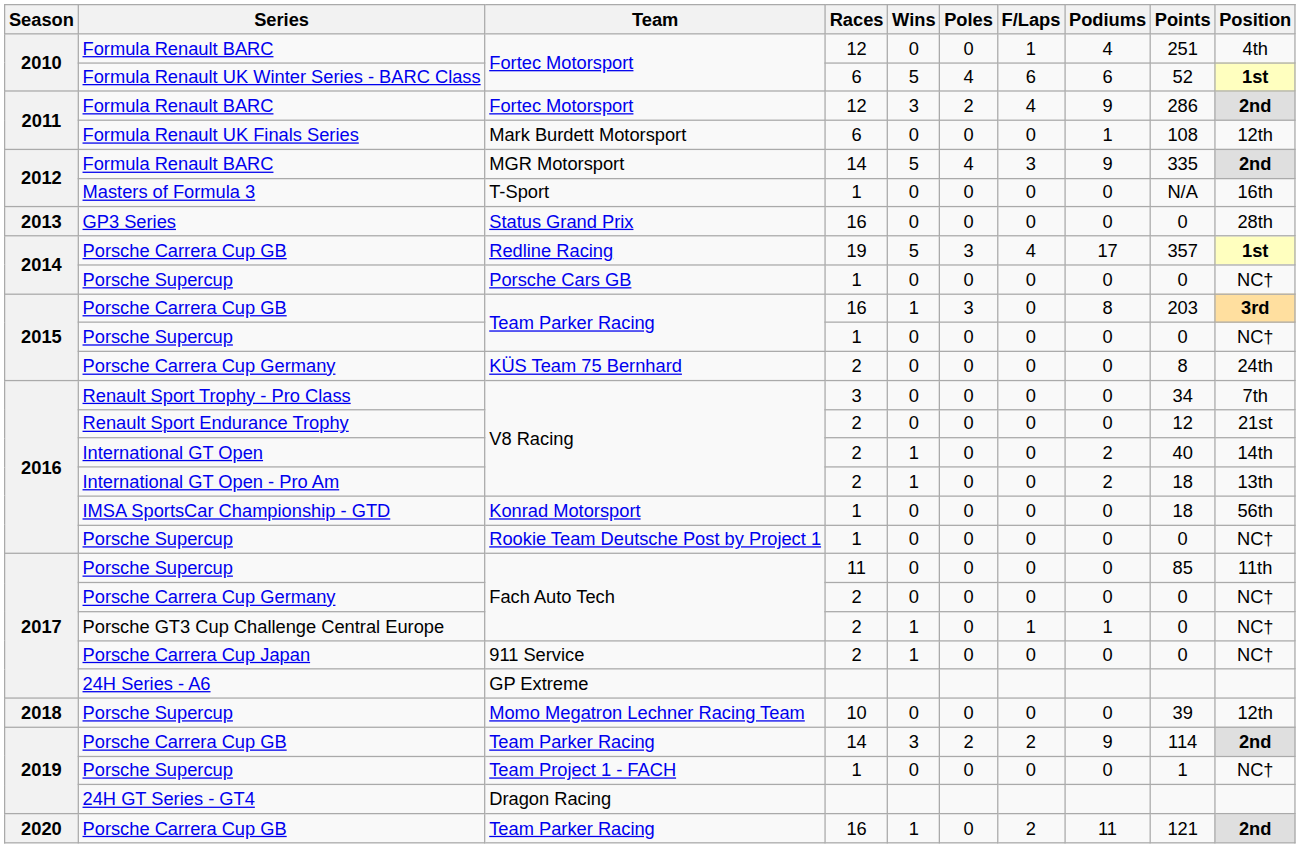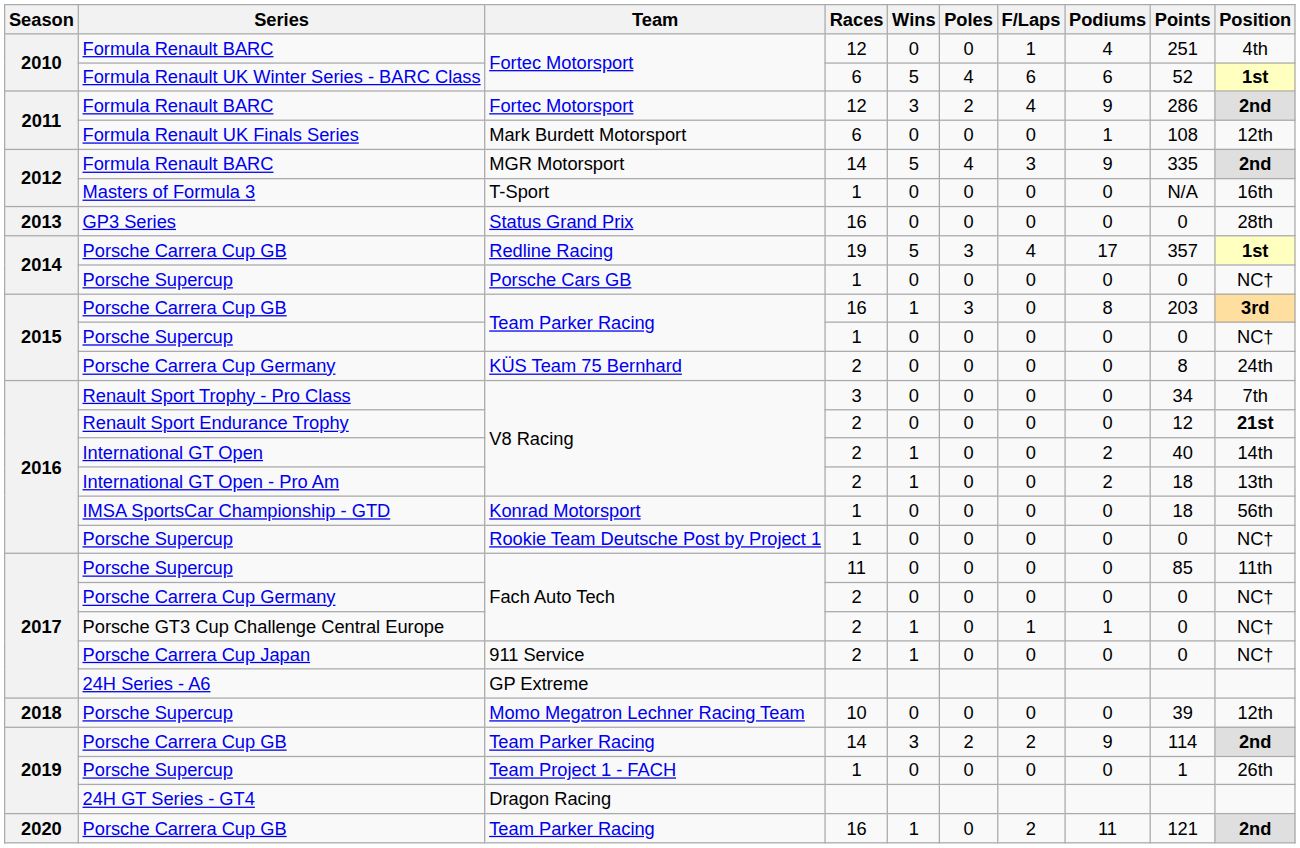(1255, 424) normal -> (1255, 424) bold
(1255, 771) NC† -> (1255, 771) 26th
